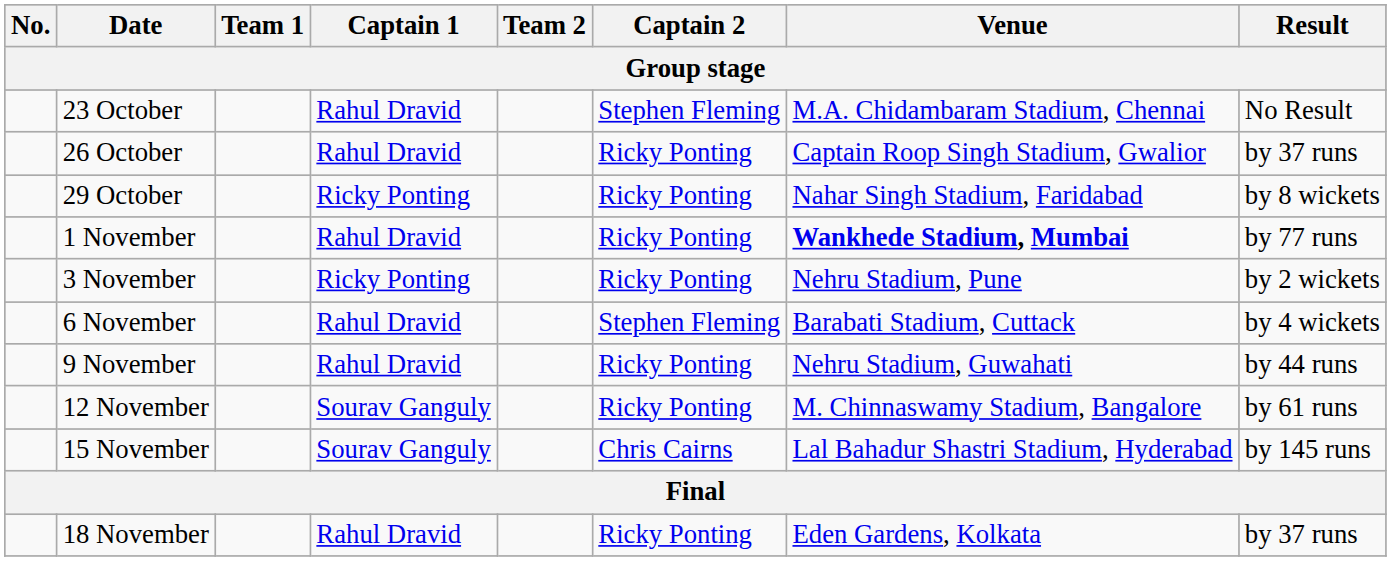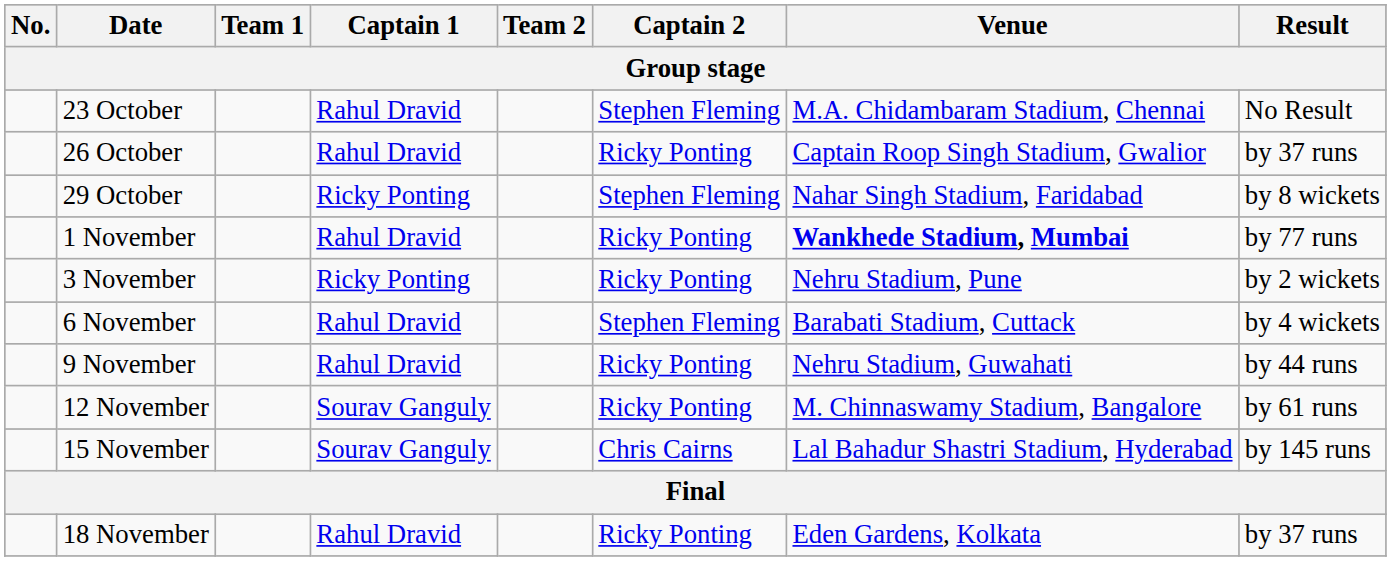(675, 195) Ricky Ponting -> (689, 195) Stephen Fleming
